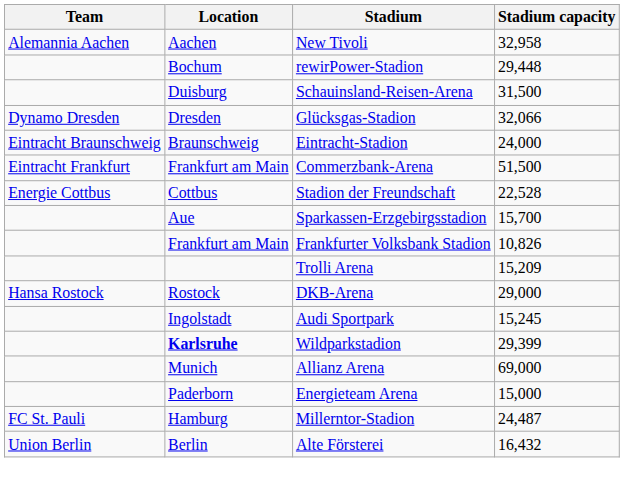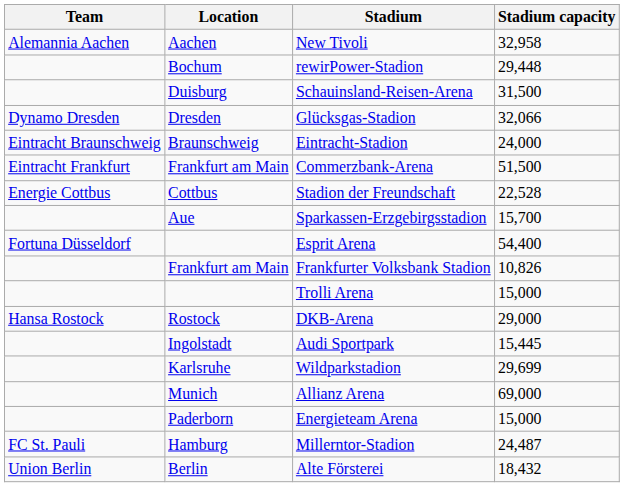+ row: (336, 243)
(520, 268) 15,209 -> (520, 293) 15,000
(520, 318) 15,245 -> (520, 343) 15,445
(203, 343) bold -> (199, 368) normal
(520, 343) 29,399 -> (520, 368) 29,699
(520, 444) 16,432 -> (520, 469) 18,432
